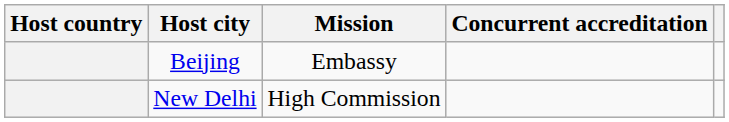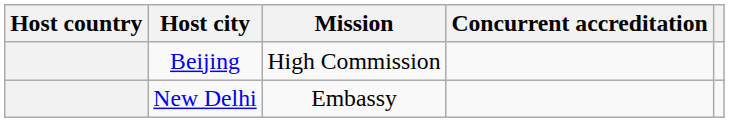(354, 60) Embassy -> (354, 60) High Commission
(354, 98) High Commission -> (354, 98) Embassy
